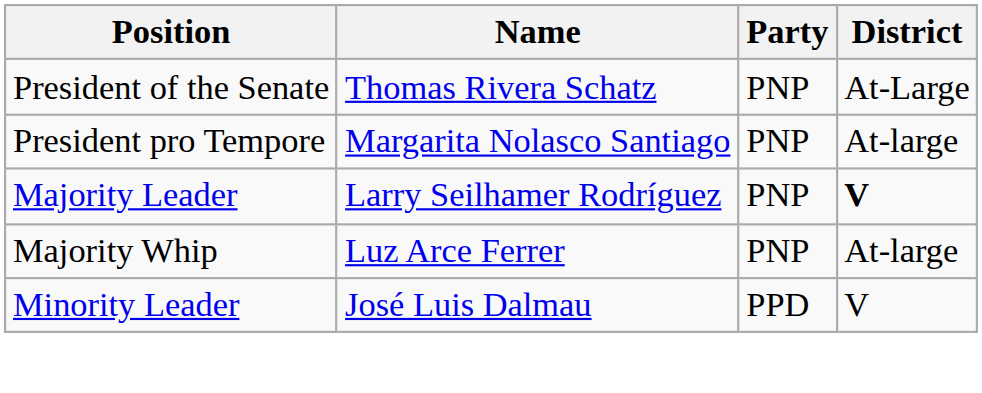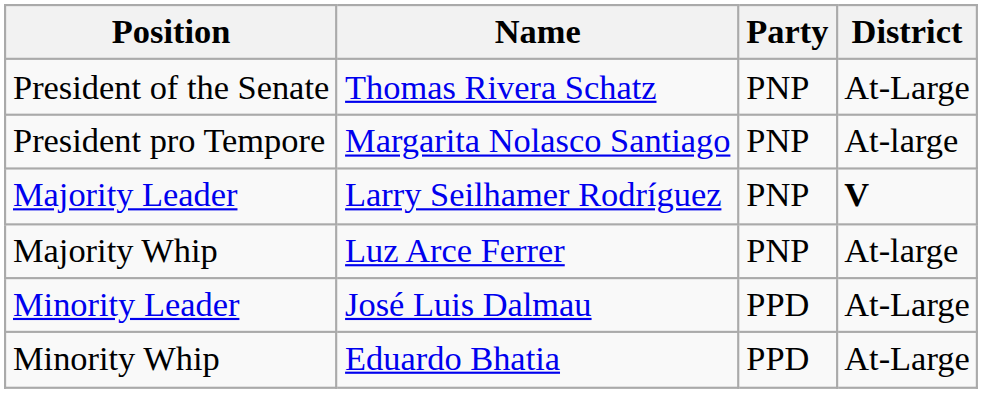(857, 304) V -> (907, 304) At-Large
+ row: (116, 359)
